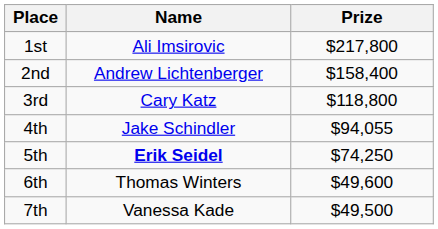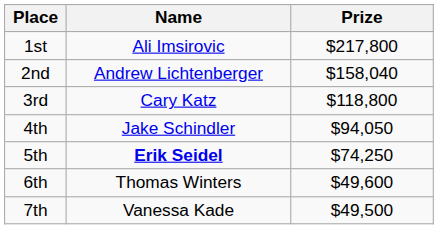(362, 73) $158,400 -> (362, 73) $158,040
(362, 127) $94,055 -> (362, 127) $94,050
